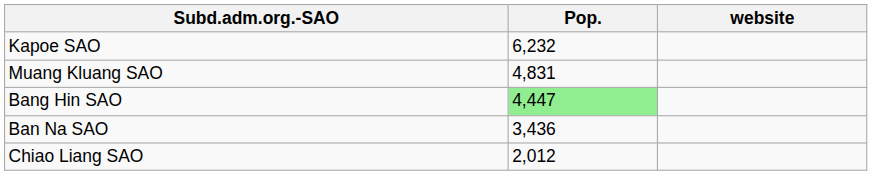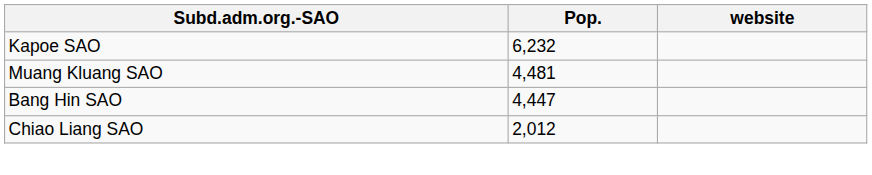(534, 73) 4,831 -> (534, 73) 4,481
(534, 101) lightgreen background -> (534, 101) no background
- row: (58, 128)
